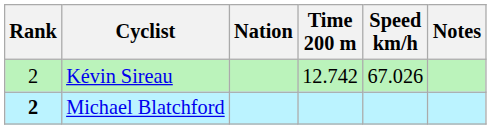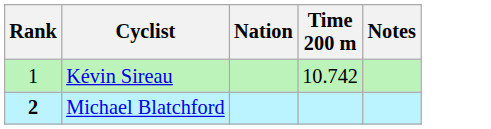- column: (395, 32)
(33, 75) 2 -> (33, 75) 1
(330, 75) 12.742 -> (330, 75) 10.742
